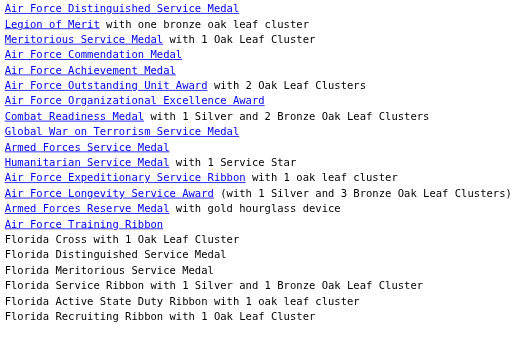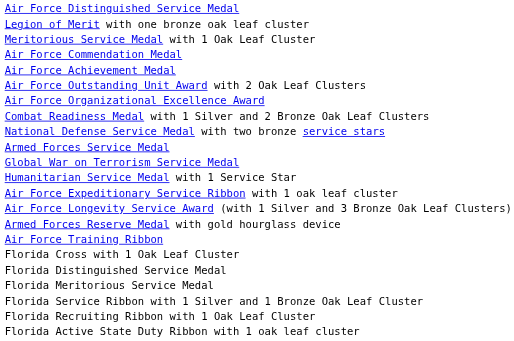+ row: (195, 132)
rows swapped: (122, 132) <-> (87, 147)
rows swapped: (182, 301) <-> (160, 316)
